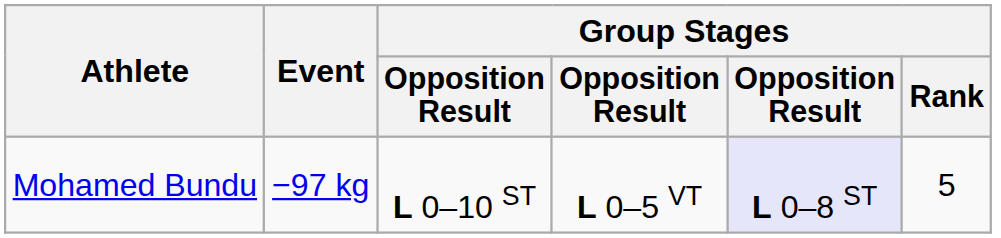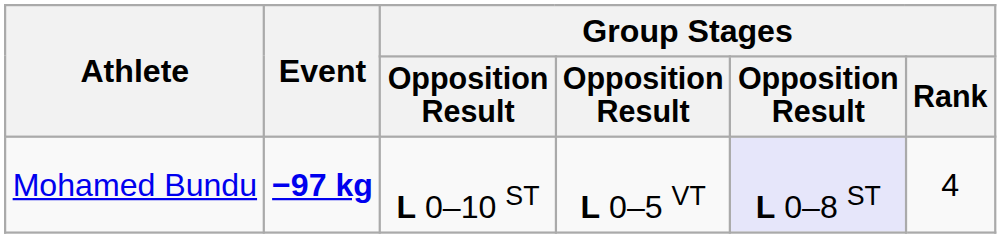(321, 185) normal -> (323, 185) bold
(947, 185) 5 -> (950, 185) 4
